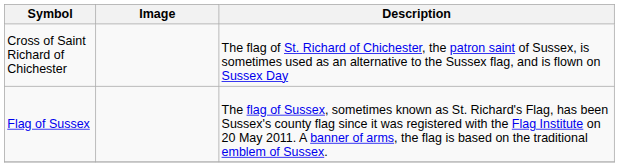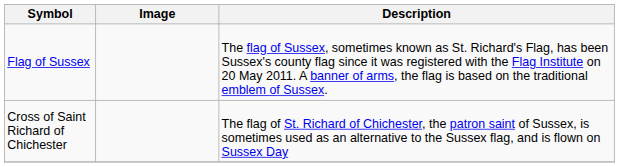rows swapped: (49, 124) <-> (46, 55)
